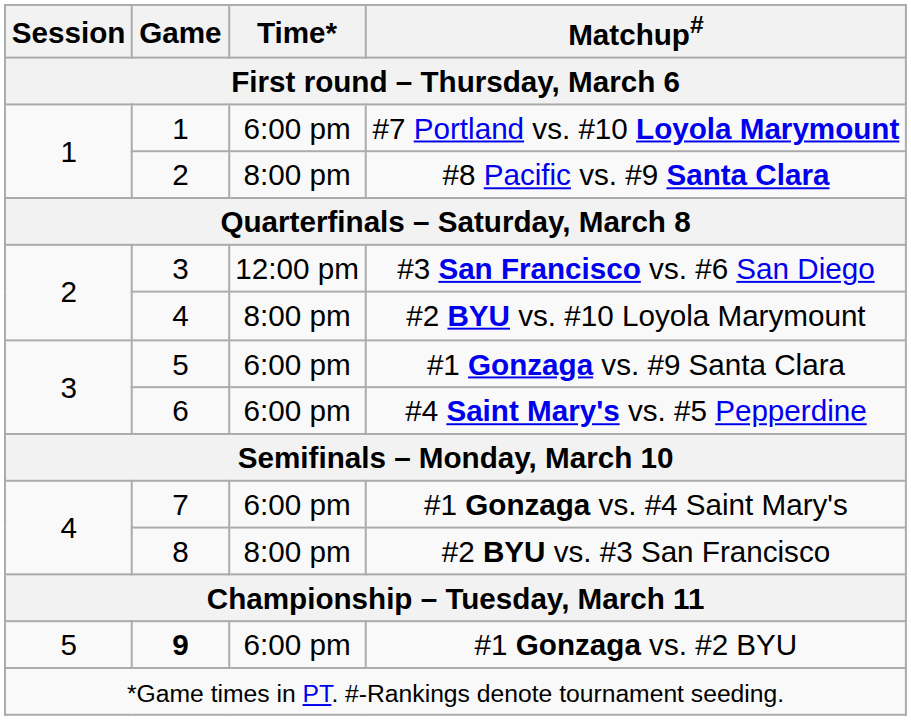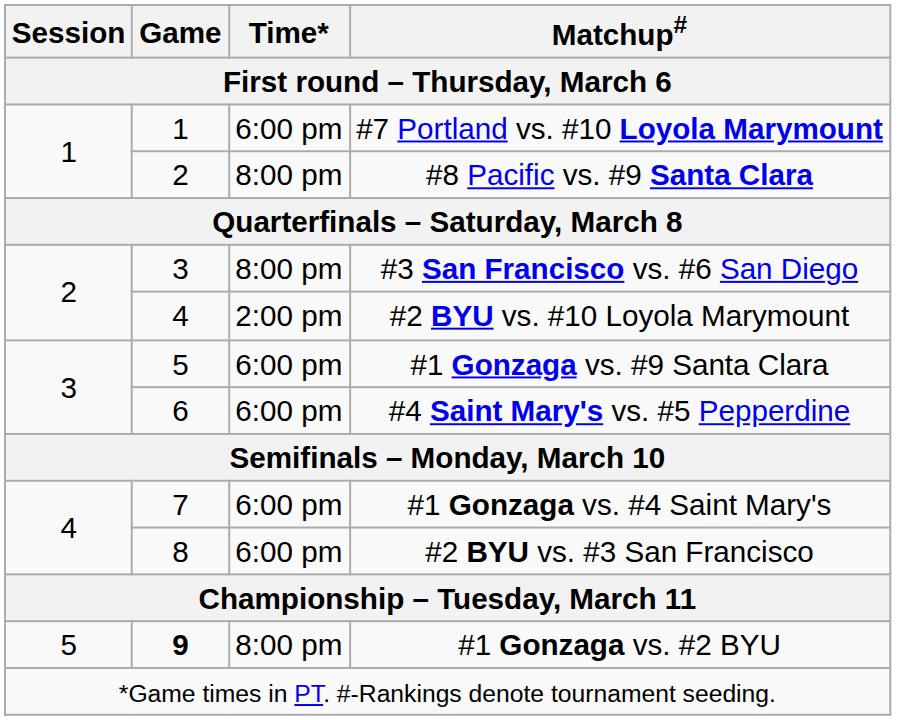(297, 269) 12:00 pm -> (289, 269) 8:00 pm
(297, 316) 8:00 pm -> (289, 316) 2:00 pm
(297, 551) 8:00 pm -> (289, 551) 6:00 pm
(297, 645) 6:00 pm -> (289, 645) 8:00 pm
